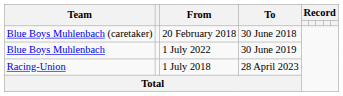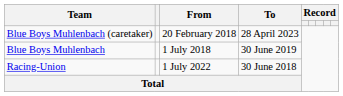(269, 34) 30 June 2018 -> (270, 34) 28 April 2023
(186, 50) 1 July 2022 -> (186, 50) 1 July 2018
(186, 67) 1 July 2018 -> (186, 67) 1 July 2022
(270, 67) 28 April 2023 -> (269, 67) 30 June 2018
